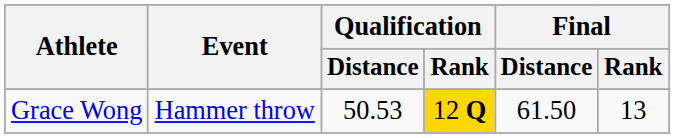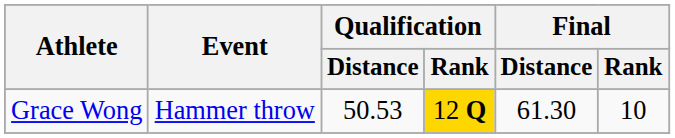(546, 111) 61.50 -> (546, 111) 61.30
(633, 111) 13 -> (633, 111) 10
